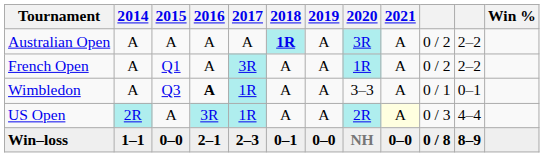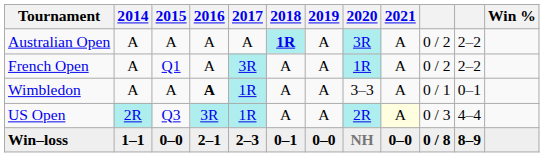(171, 90) Q3 -> (171, 90) A
(171, 115) A -> (171, 115) Q3
